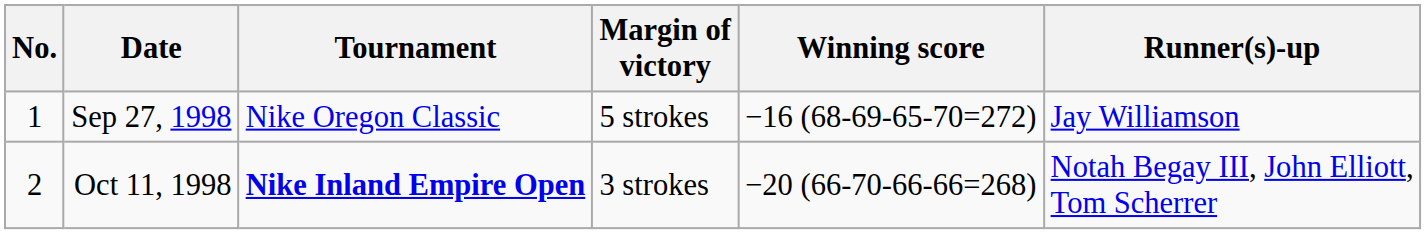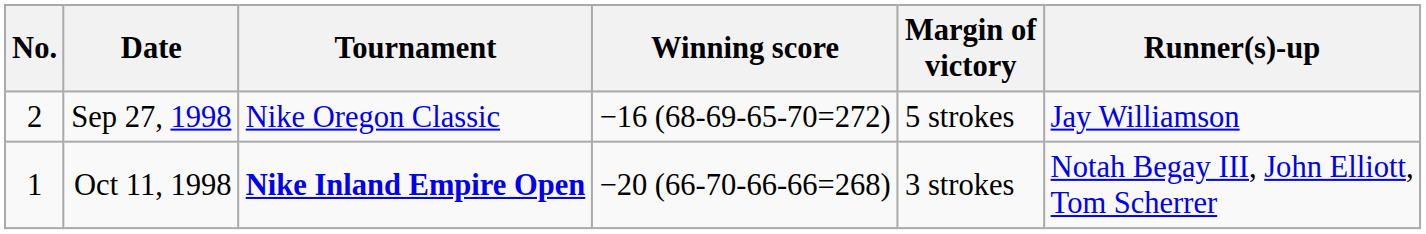columns swapped: (891, 47) <-> (665, 47)
(35, 116) 1 -> (35, 116) 2
(35, 184) 2 -> (35, 184) 1
